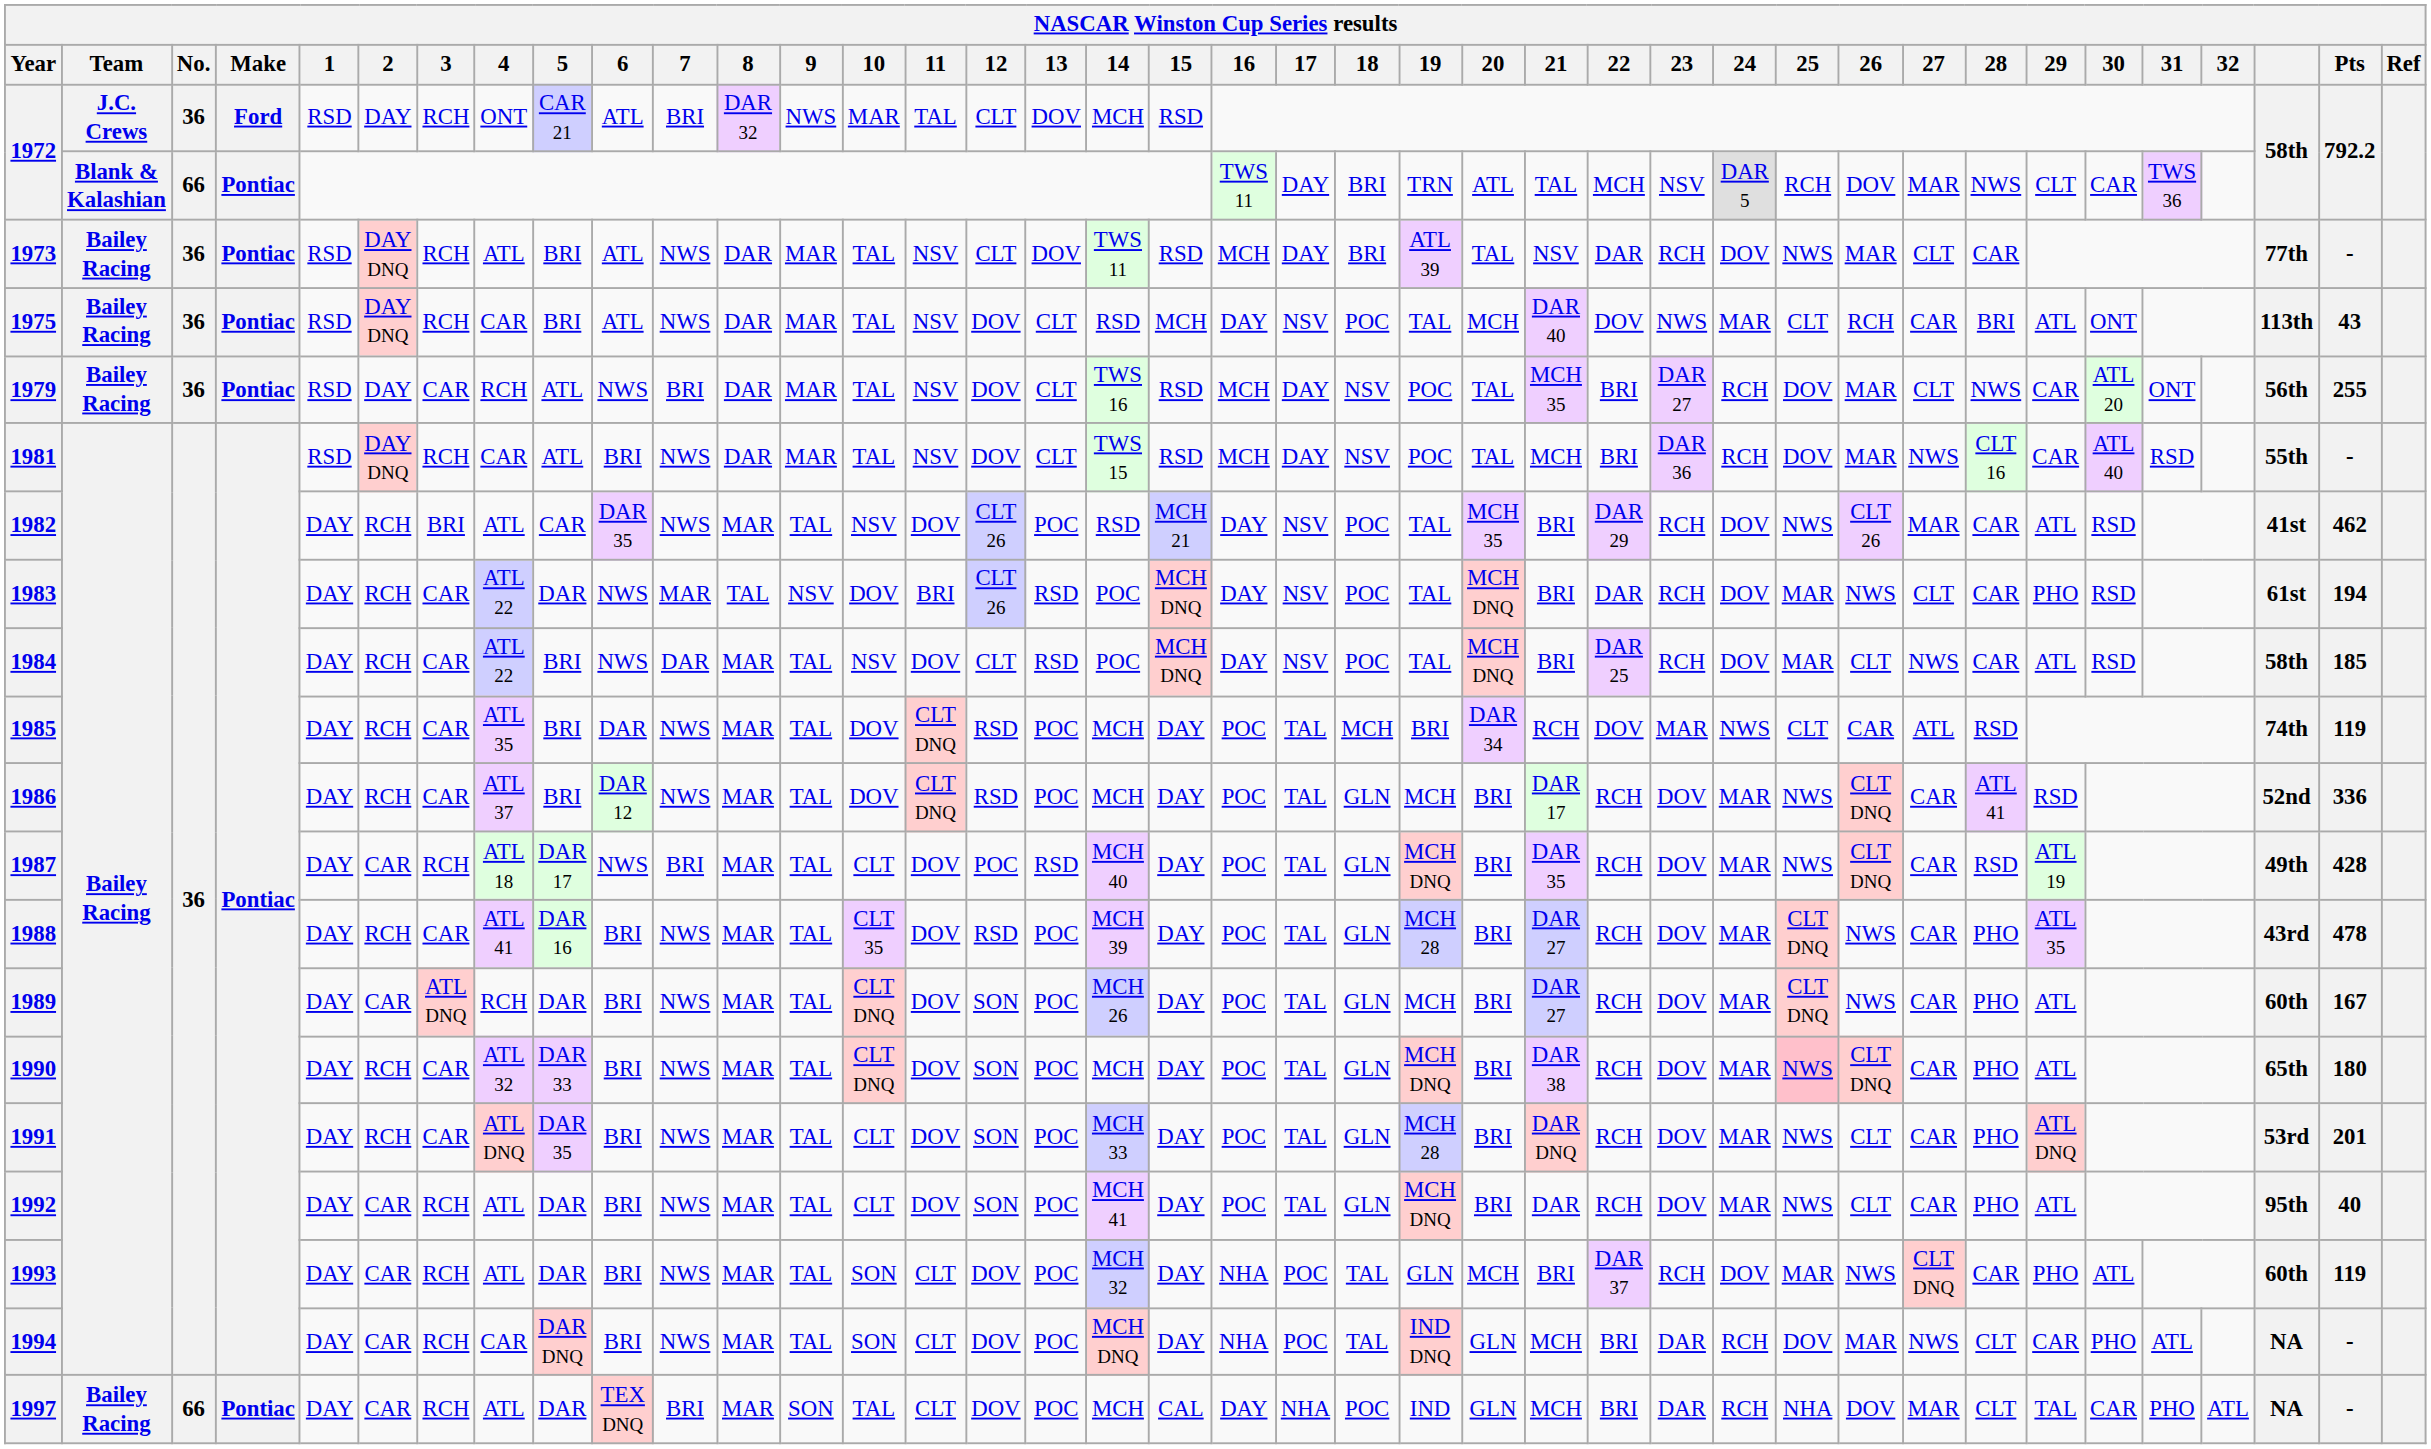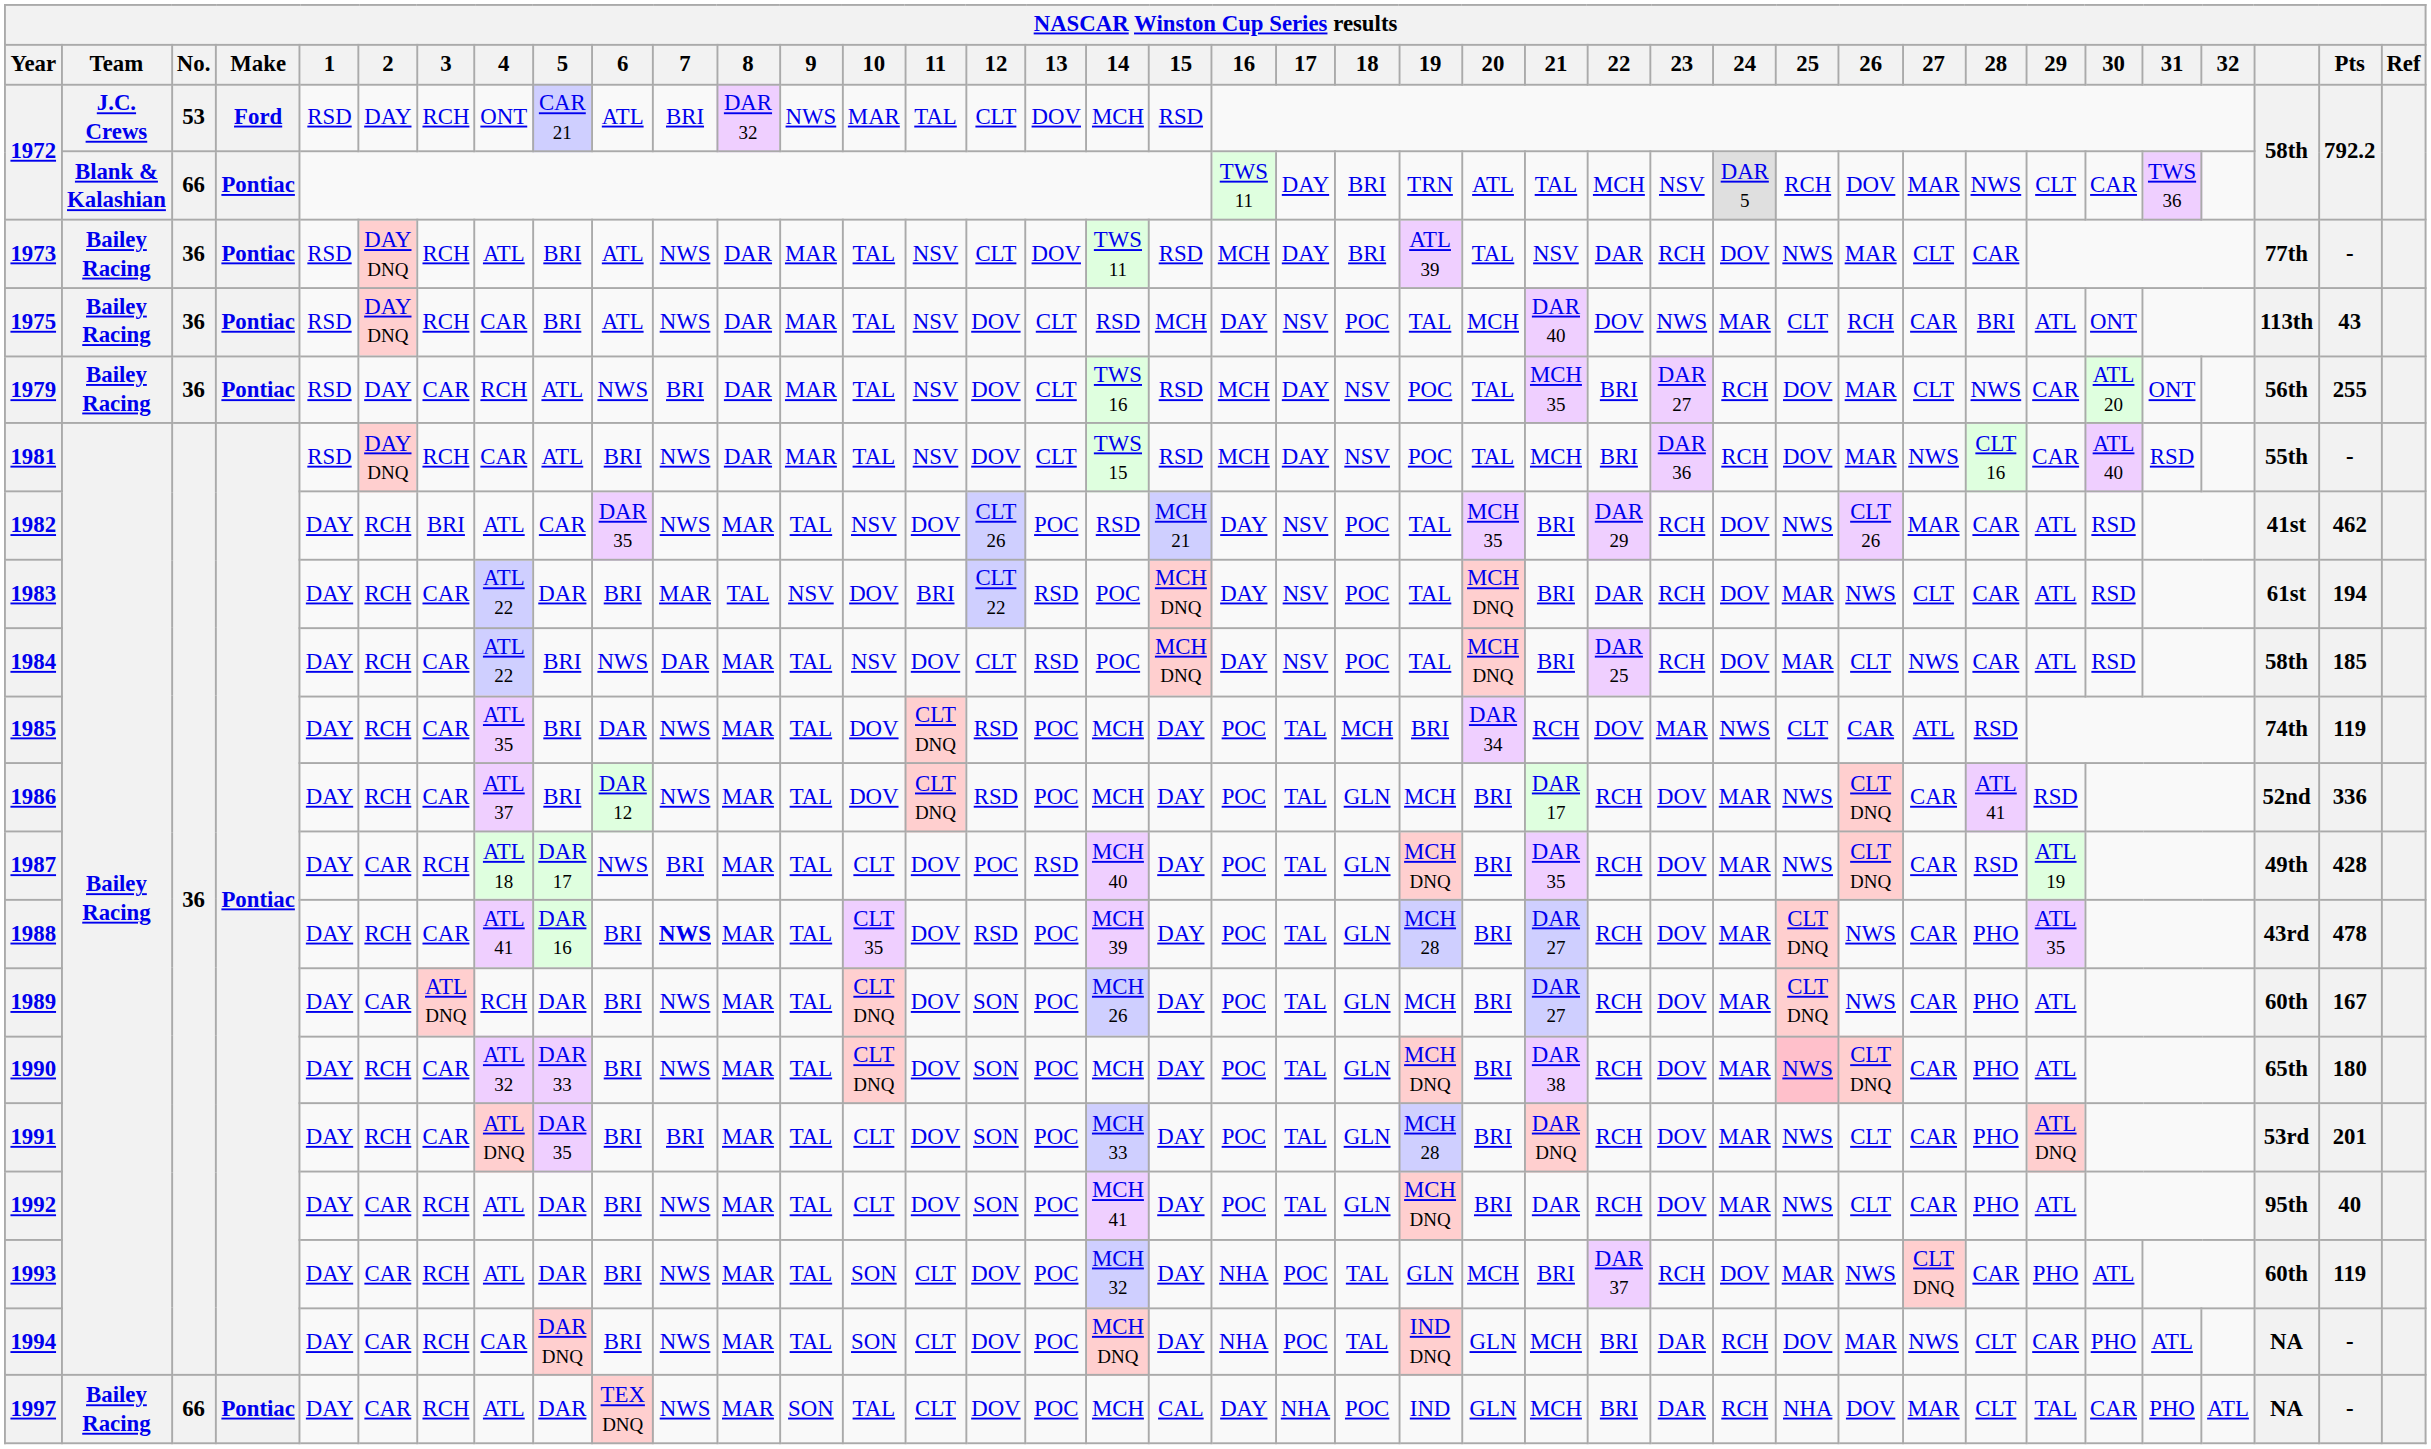(194, 117) 36 -> (194, 117) 53
(623, 593) NWS -> (623, 593) BRI
(996, 592) CLT 26 -> (996, 592) CLT 22
(2056, 593) PHO -> (2056, 593) ATL
(685, 933) normal -> (685, 933) bold
(685, 1137) NWS -> (685, 1137) BRI
(685, 1409) BRI -> (685, 1409) NWS
